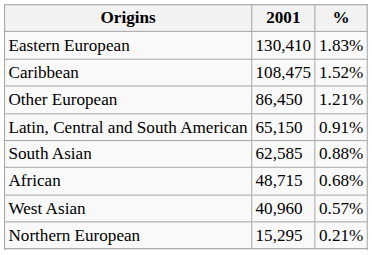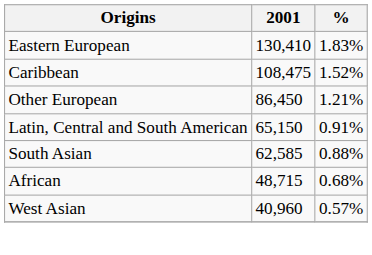- row: (74, 235)
